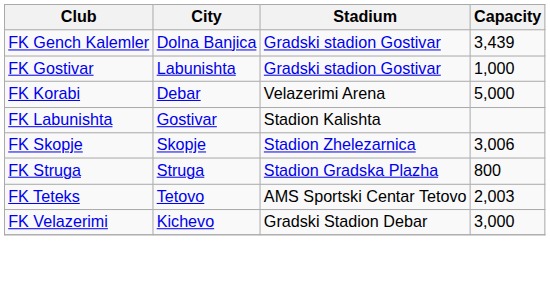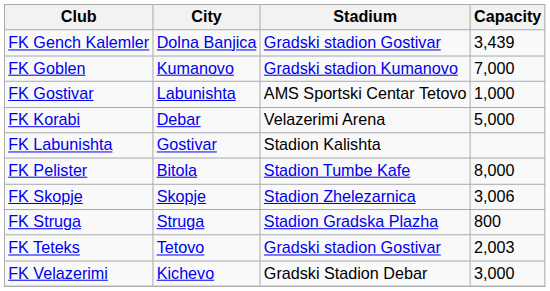+ row: (47, 68)
(352, 68) Gradski stadion Gostivar -> (365, 94) AMS Sportski Centar Tetovo
+ row: (48, 171)
(365, 196) AMS Sportski Centar Tetovo -> (352, 247) Gradski stadion Gostivar
